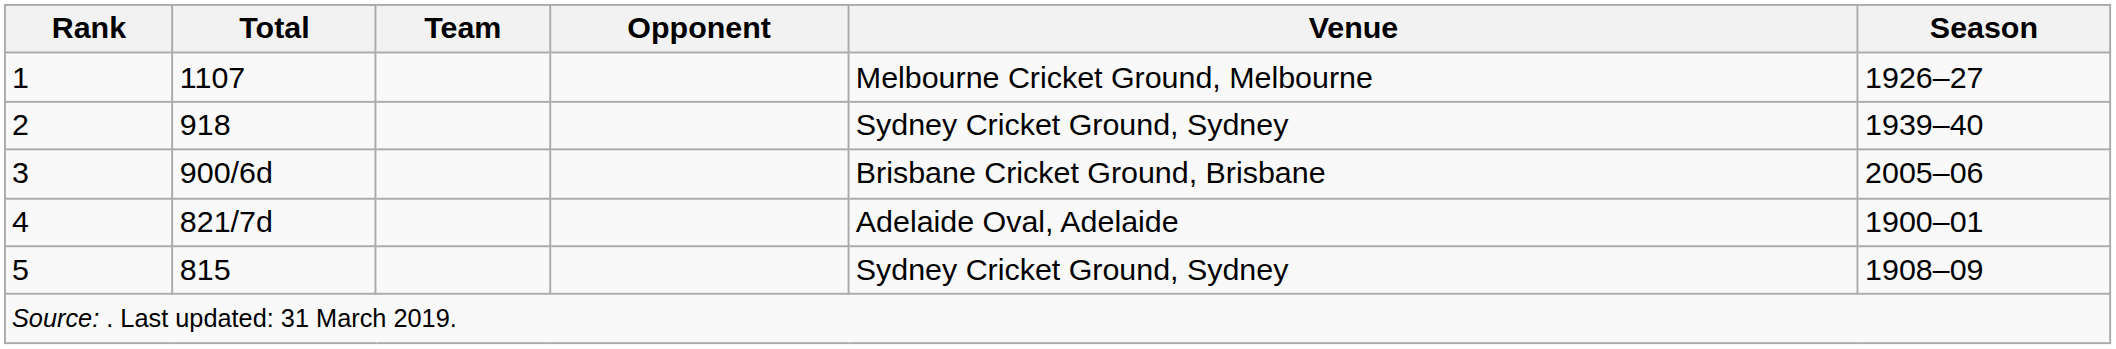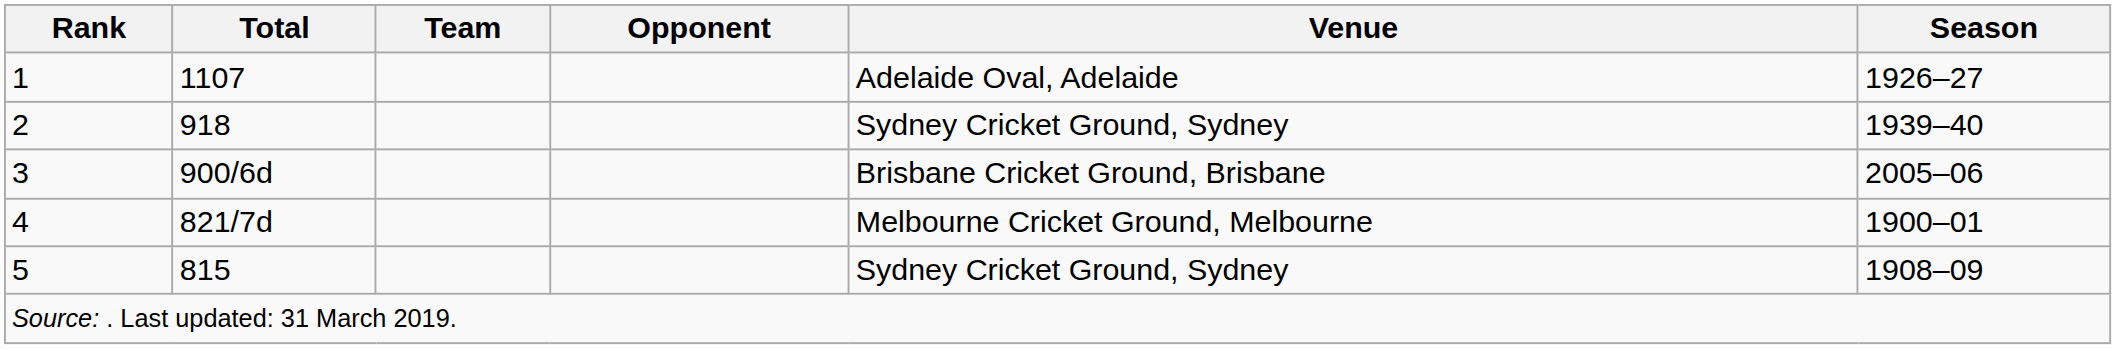(1114, 76) Melbourne Cricket Ground, Melbourne -> (1017, 76) Adelaide Oval, Adelaide
(1017, 221) Adelaide Oval, Adelaide -> (1114, 221) Melbourne Cricket Ground, Melbourne
